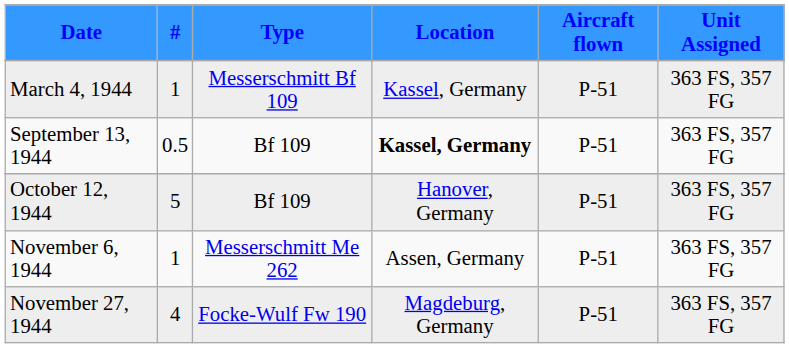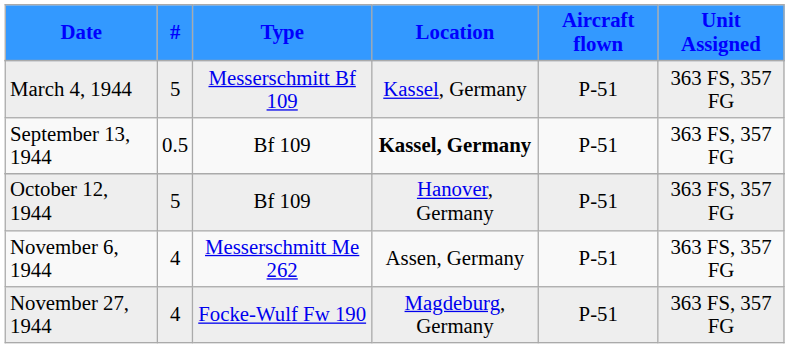(175, 89) 1 -> (175, 89) 5
(175, 258) 1 -> (175, 258) 4
